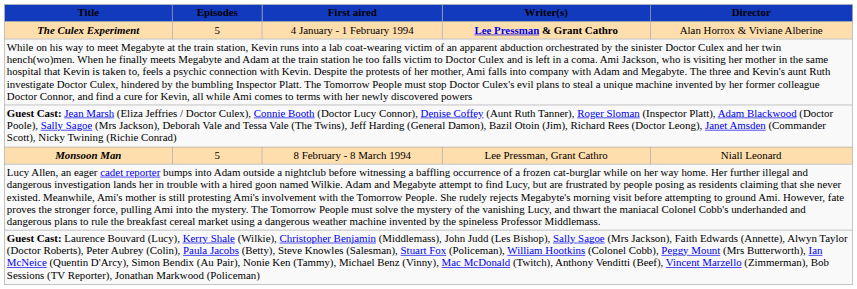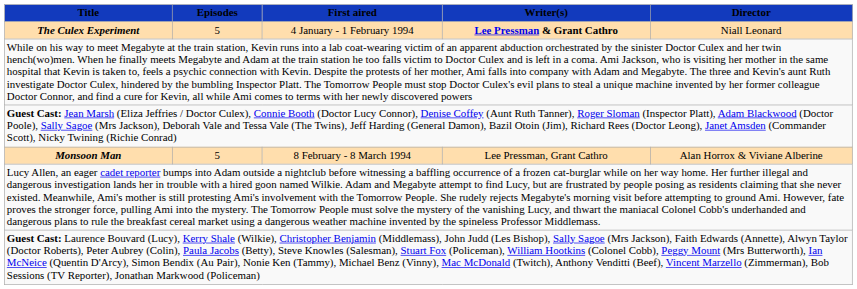(751, 30) Alan Horrox & Viviane Alberine -> (751, 30) Niall Leonard
(751, 155) Niall Leonard -> (751, 155) Alan Horrox & Viviane Alberine
